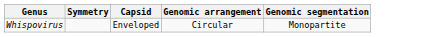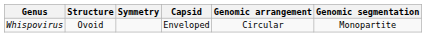+ column: (91, 11)
